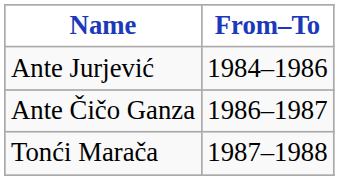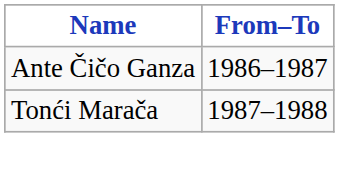- row: (83, 68)
